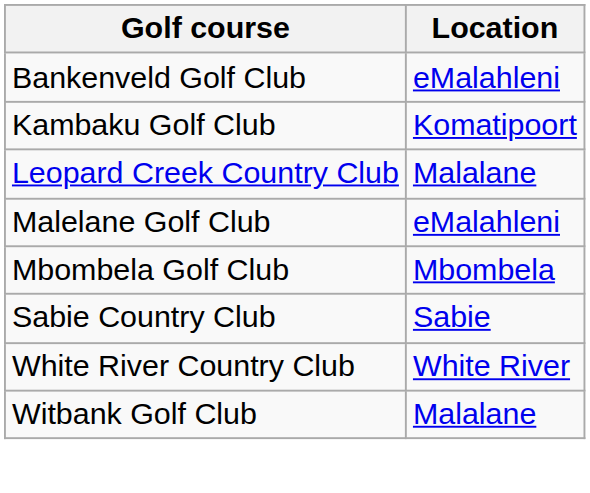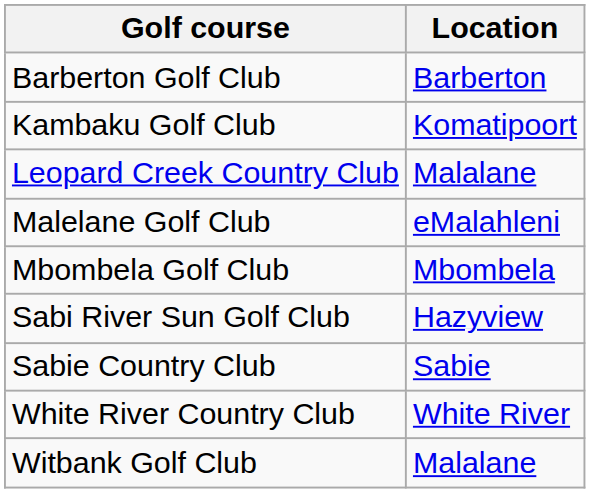- row: (159, 76)
+ row: (146, 76)
+ row: (181, 317)
